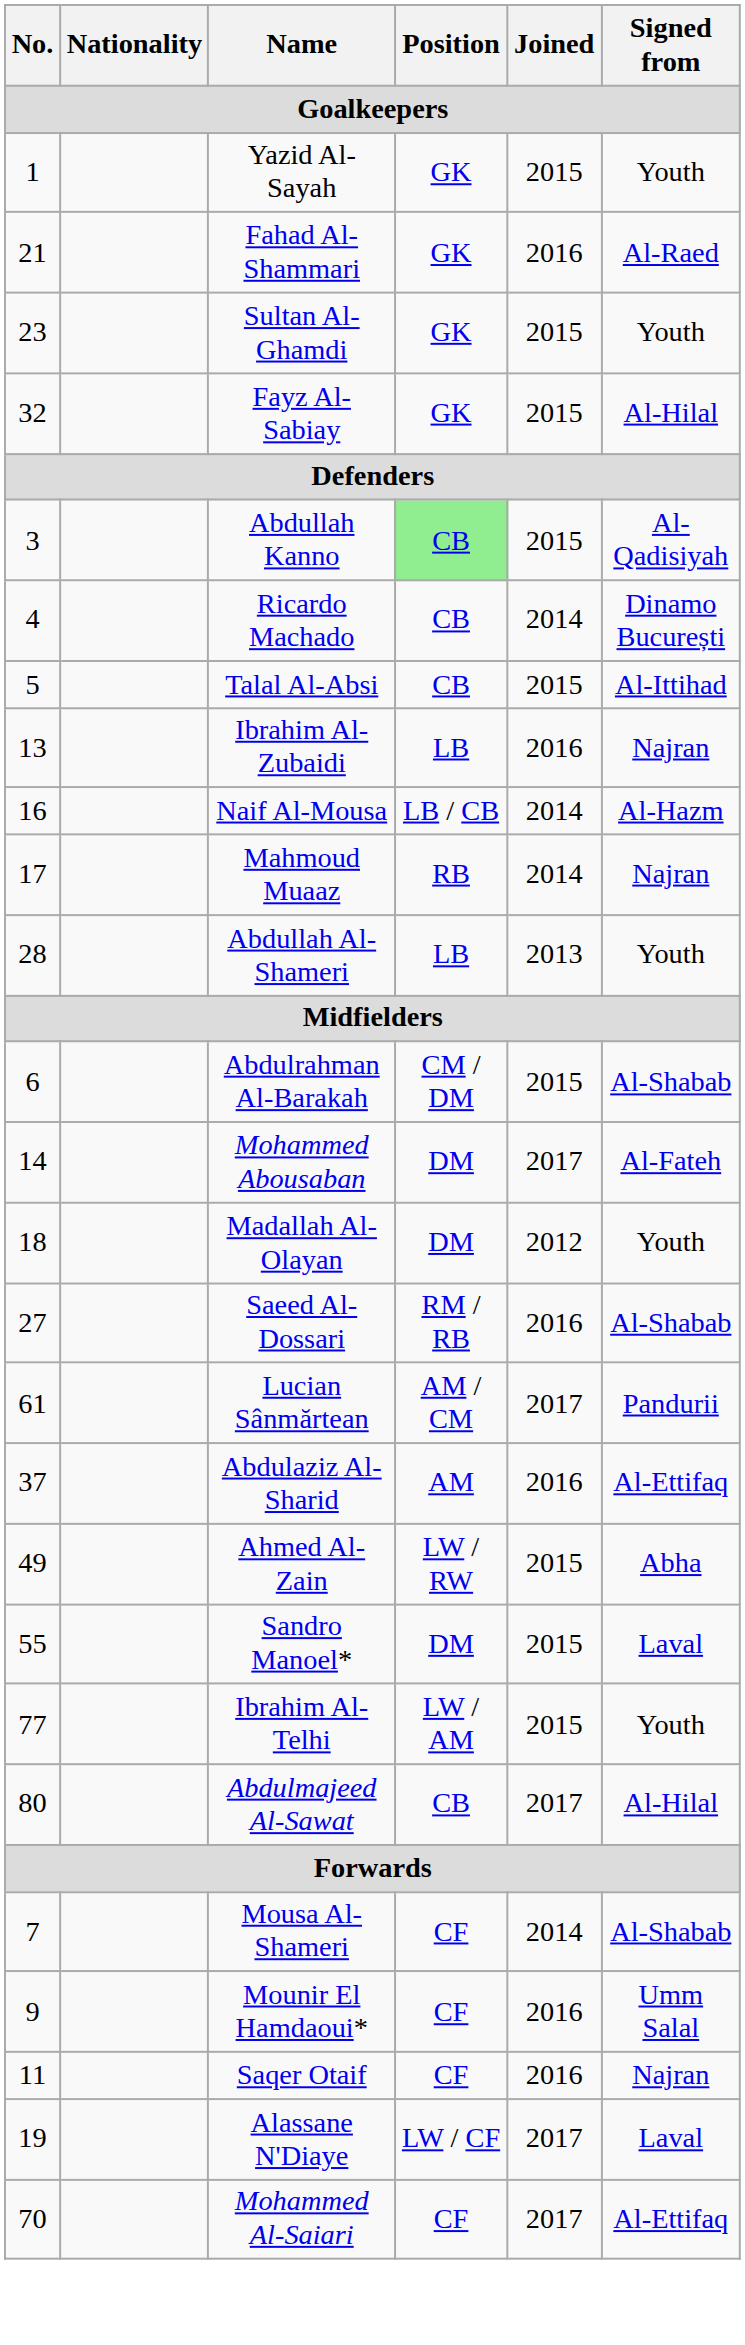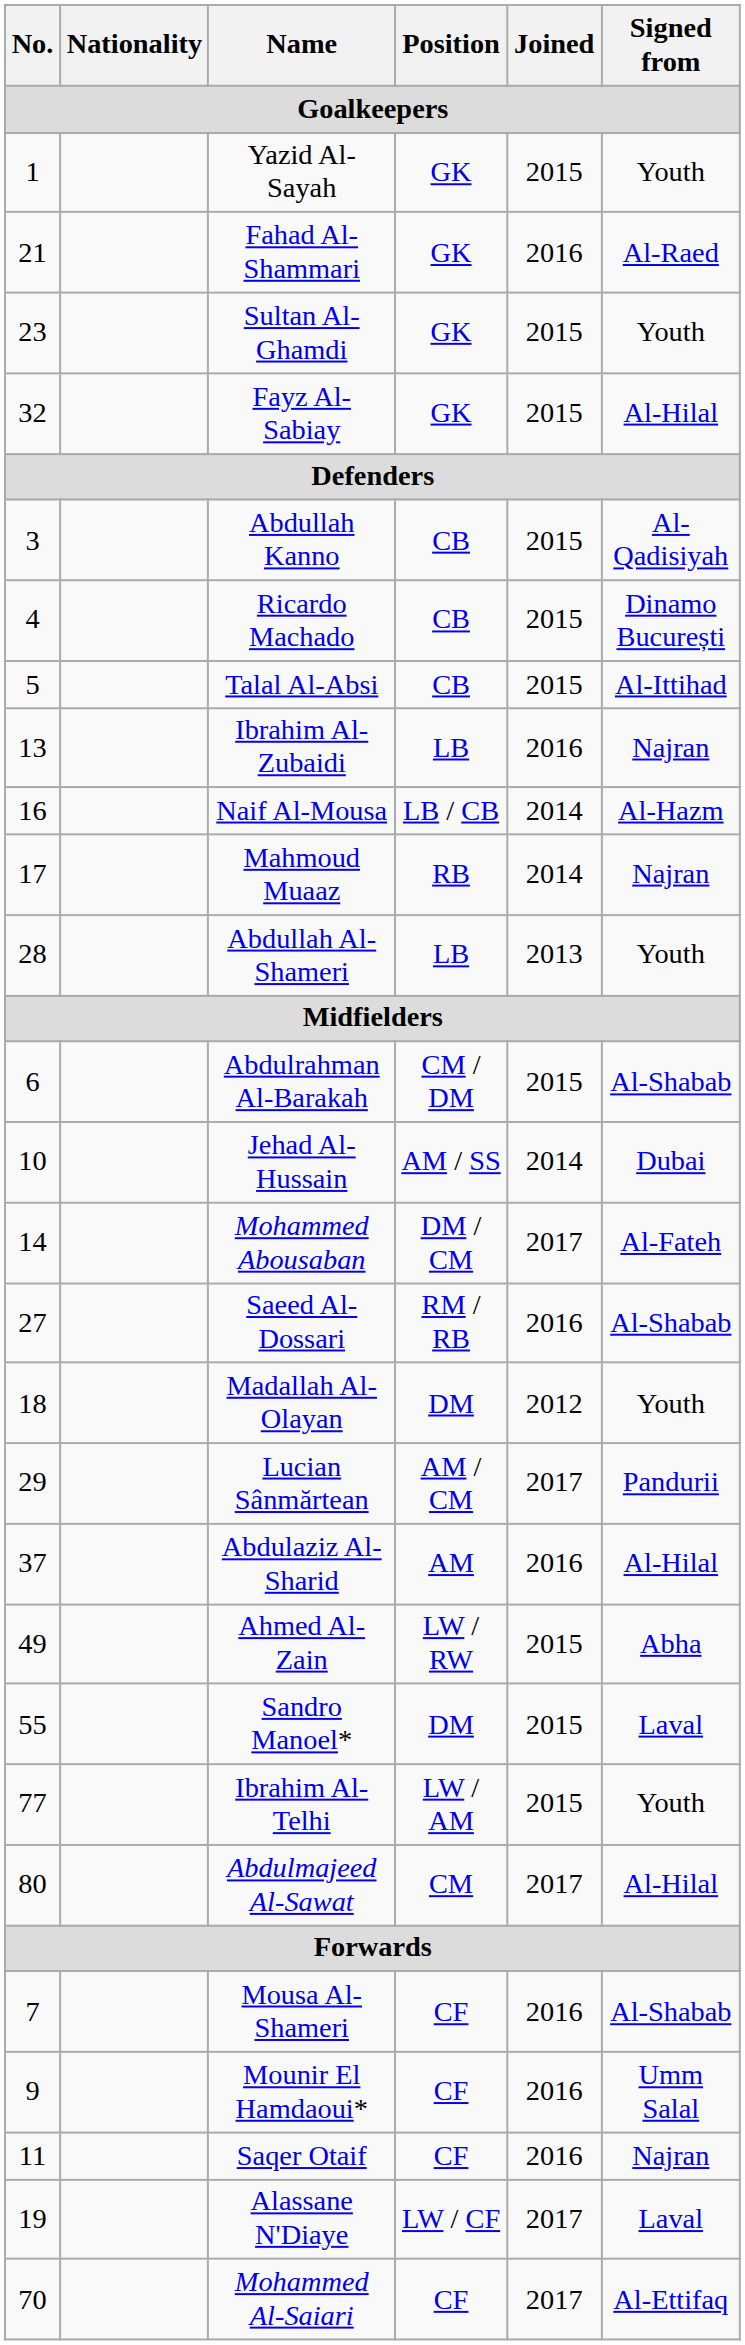(451, 539) lightgreen background -> (451, 539) no background
(554, 620) 2014 -> (554, 620) 2015
+ row: (302, 1162)
(451, 1162) DM -> (451, 1242) DM / CM
rows swapped: (302, 1242) <-> (302, 1322)
(32, 1402) 61 -> (32, 1483) 29
(671, 1483) Al-Ettifaq -> (671, 1563) Al-Hilal
(451, 1804) CB -> (451, 1884) CM
(554, 1931) 2014 -> (554, 2011) 2016
